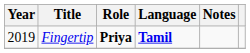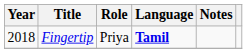(21, 37) 2019 -> (21, 37) 2018
(116, 37) bold -> (114, 37) normal
